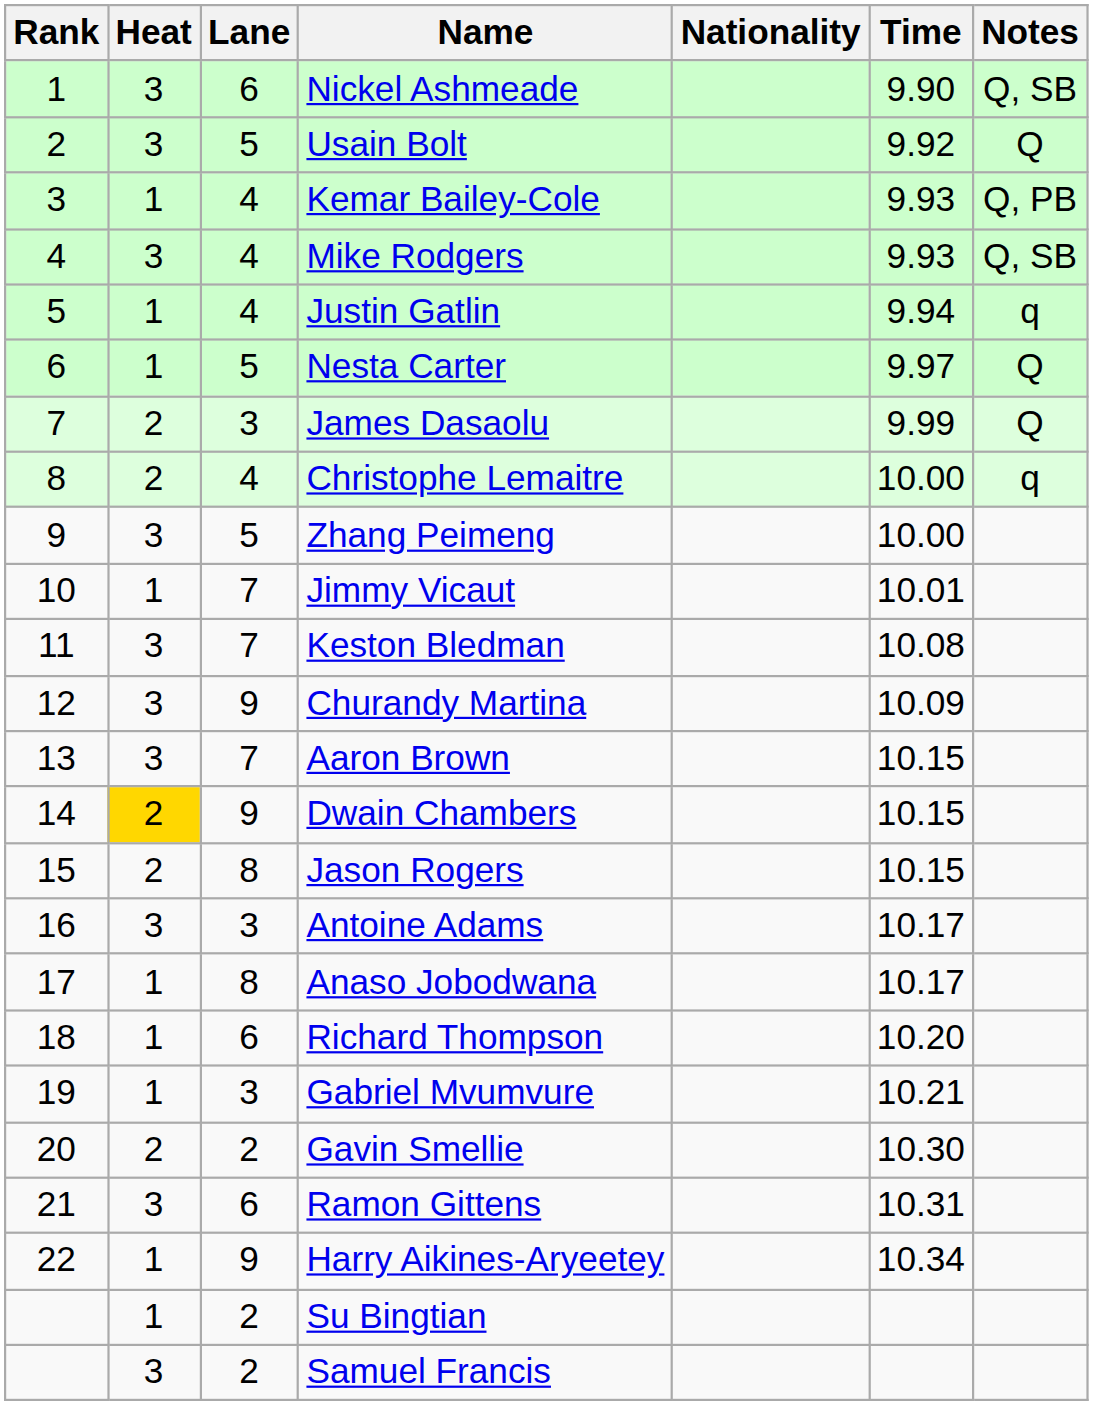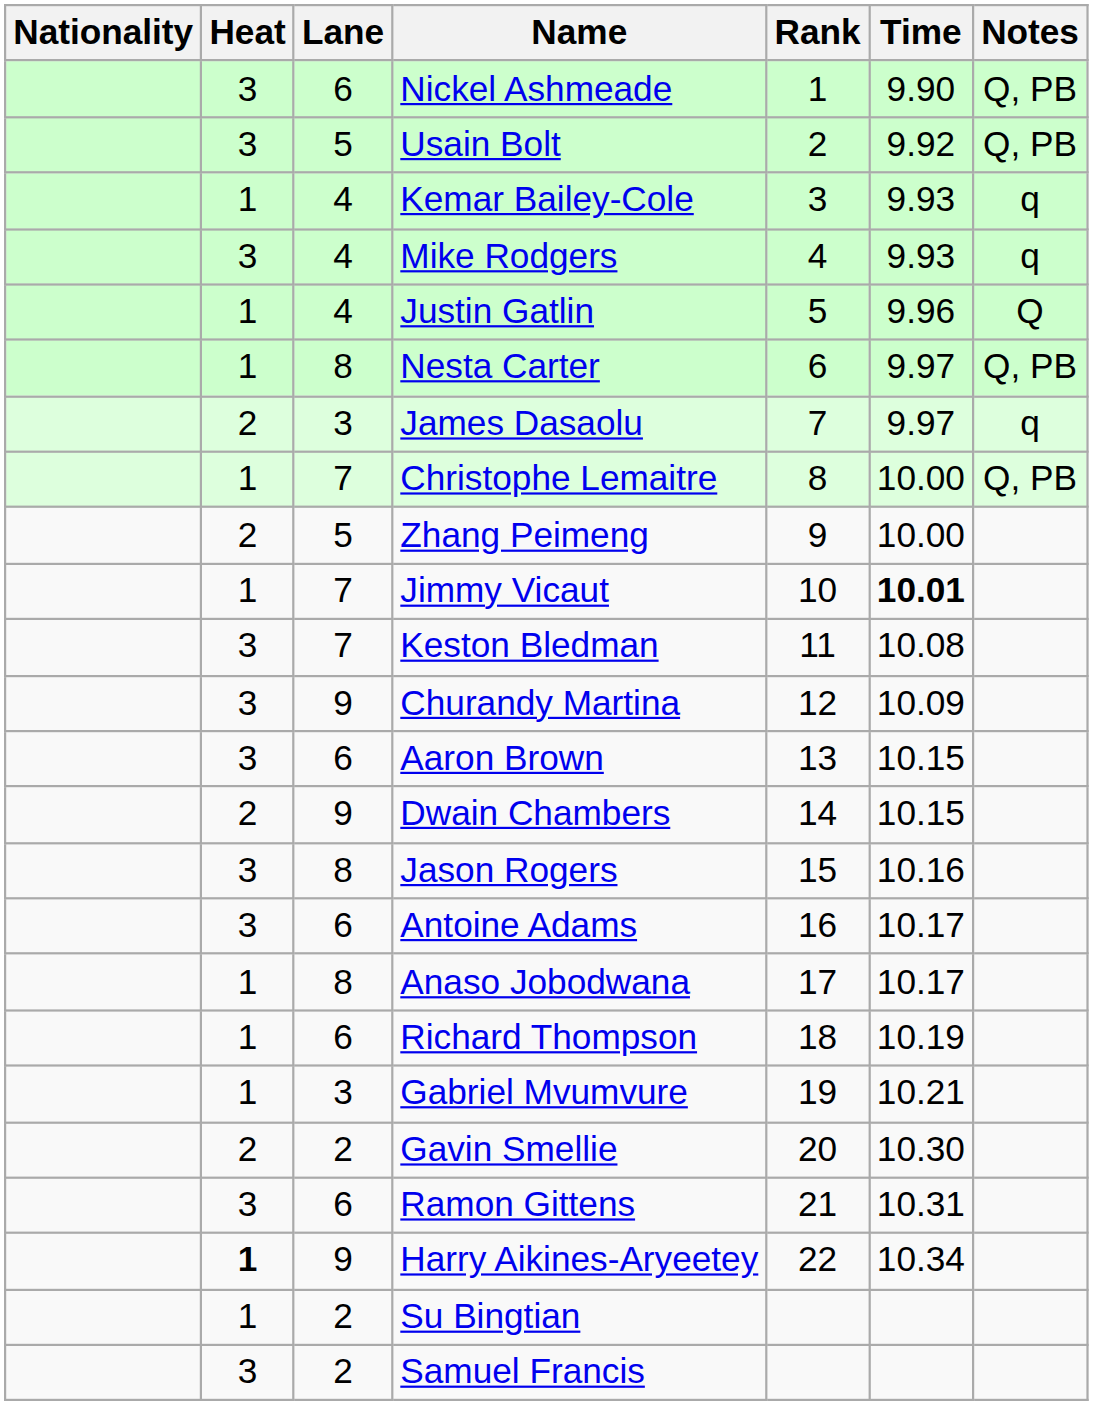columns swapped: (56, 32) <-> (771, 32)
(1030, 88) Q, SB -> (1030, 88) Q, PB
(1030, 144) Q -> (1030, 144) Q, PB
(1030, 199) Q, PB -> (1030, 199) q
(1030, 255) Q, SB -> (1030, 255) q
(921, 311) 9.94 -> (921, 311) 9.96
(1030, 311) q -> (1030, 311) Q
(249, 367) 5 -> (343, 367) 8
(1030, 367) Q -> (1030, 367) Q, PB
(921, 423) 9.99 -> (921, 423) 9.97
(1030, 423) Q -> (1030, 423) q
(154, 479) 2 -> (248, 479) 1
(249, 479) 4 -> (343, 479) 7
(1030, 479) q -> (1030, 479) Q, PB
(154, 534) 3 -> (248, 534) 2
(921, 590) normal -> (921, 590) bold
(249, 758) 7 -> (343, 758) 6
(154, 813) gold background -> (248, 813) no background
(154, 869) 2 -> (248, 869) 3
(921, 869) 10.15 -> (921, 869) 10.16
(249, 925) 3 -> (343, 925) 6
(921, 1037) 10.20 -> (921, 1037) 10.19
(154, 1260) normal -> (248, 1260) bold
